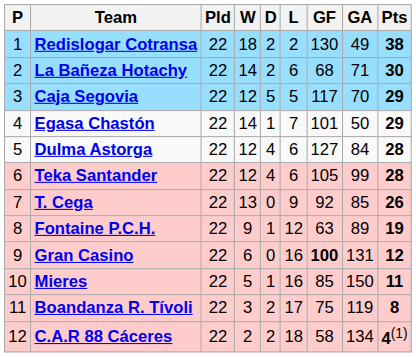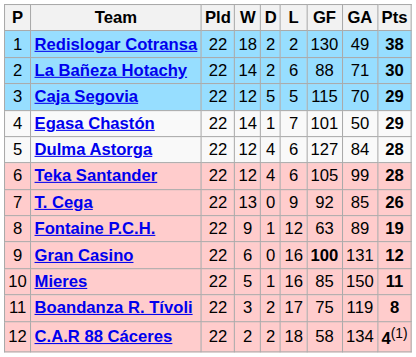(324, 70) 68 -> (324, 70) 88
(324, 96) 117 -> (324, 96) 115
